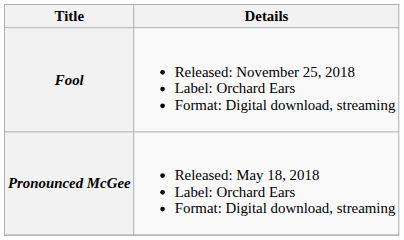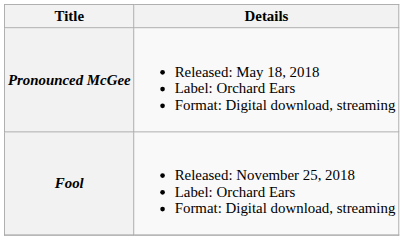rows swapped: (69, 183) <-> (69, 79)
